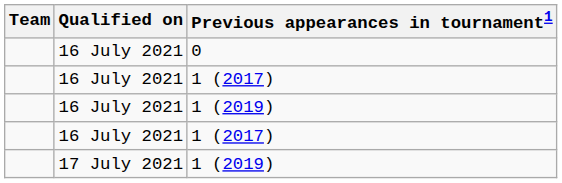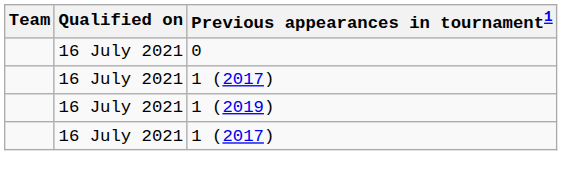- row: (121, 164)
